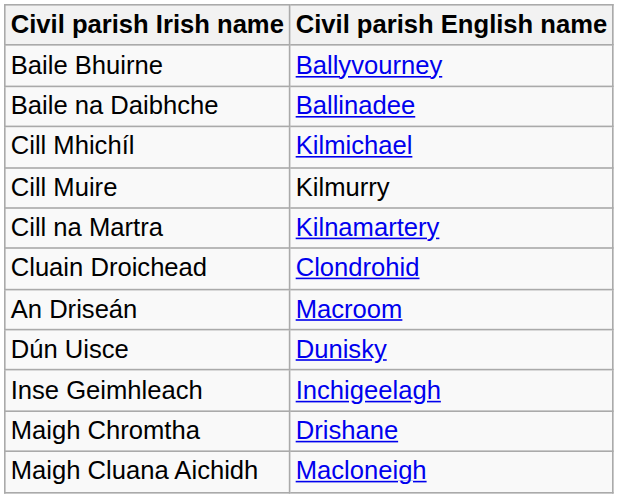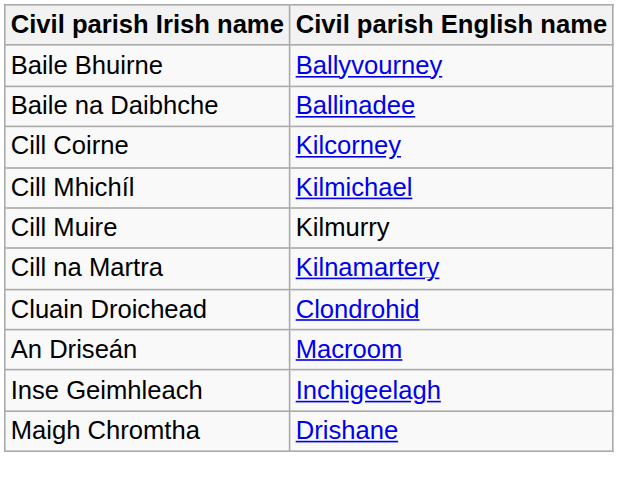+ row: (70, 146)
- row: (70, 349)
- row: (135, 471)
